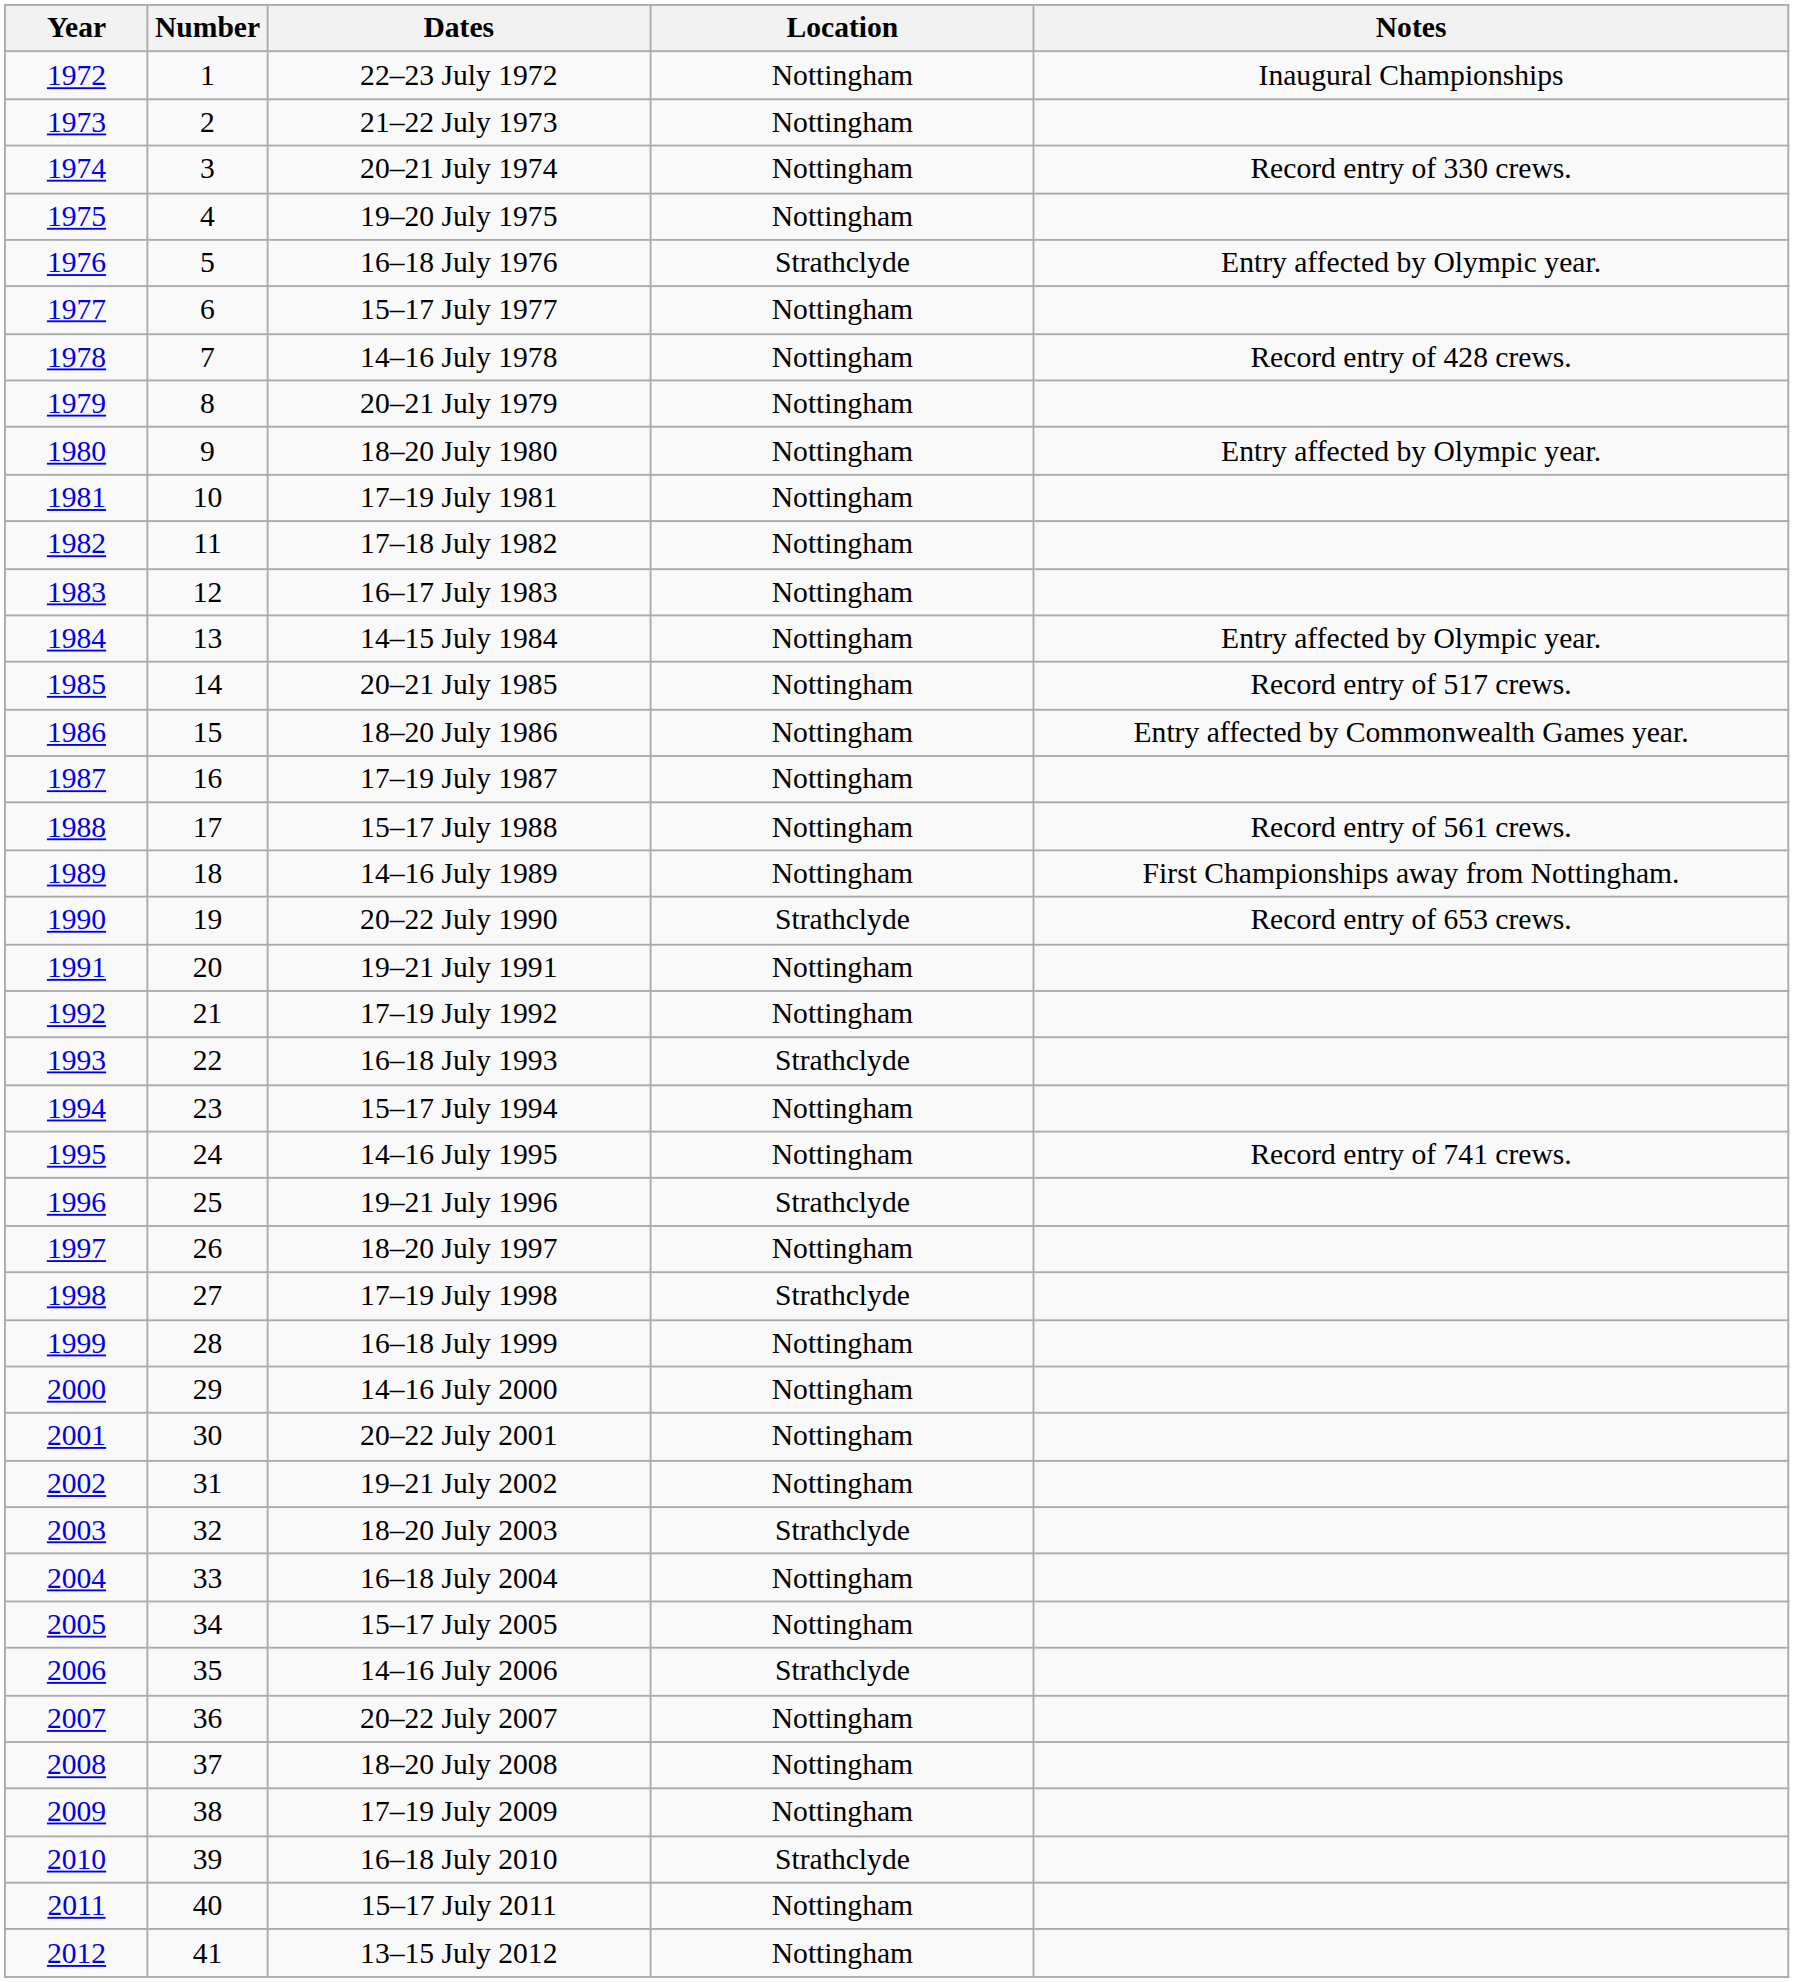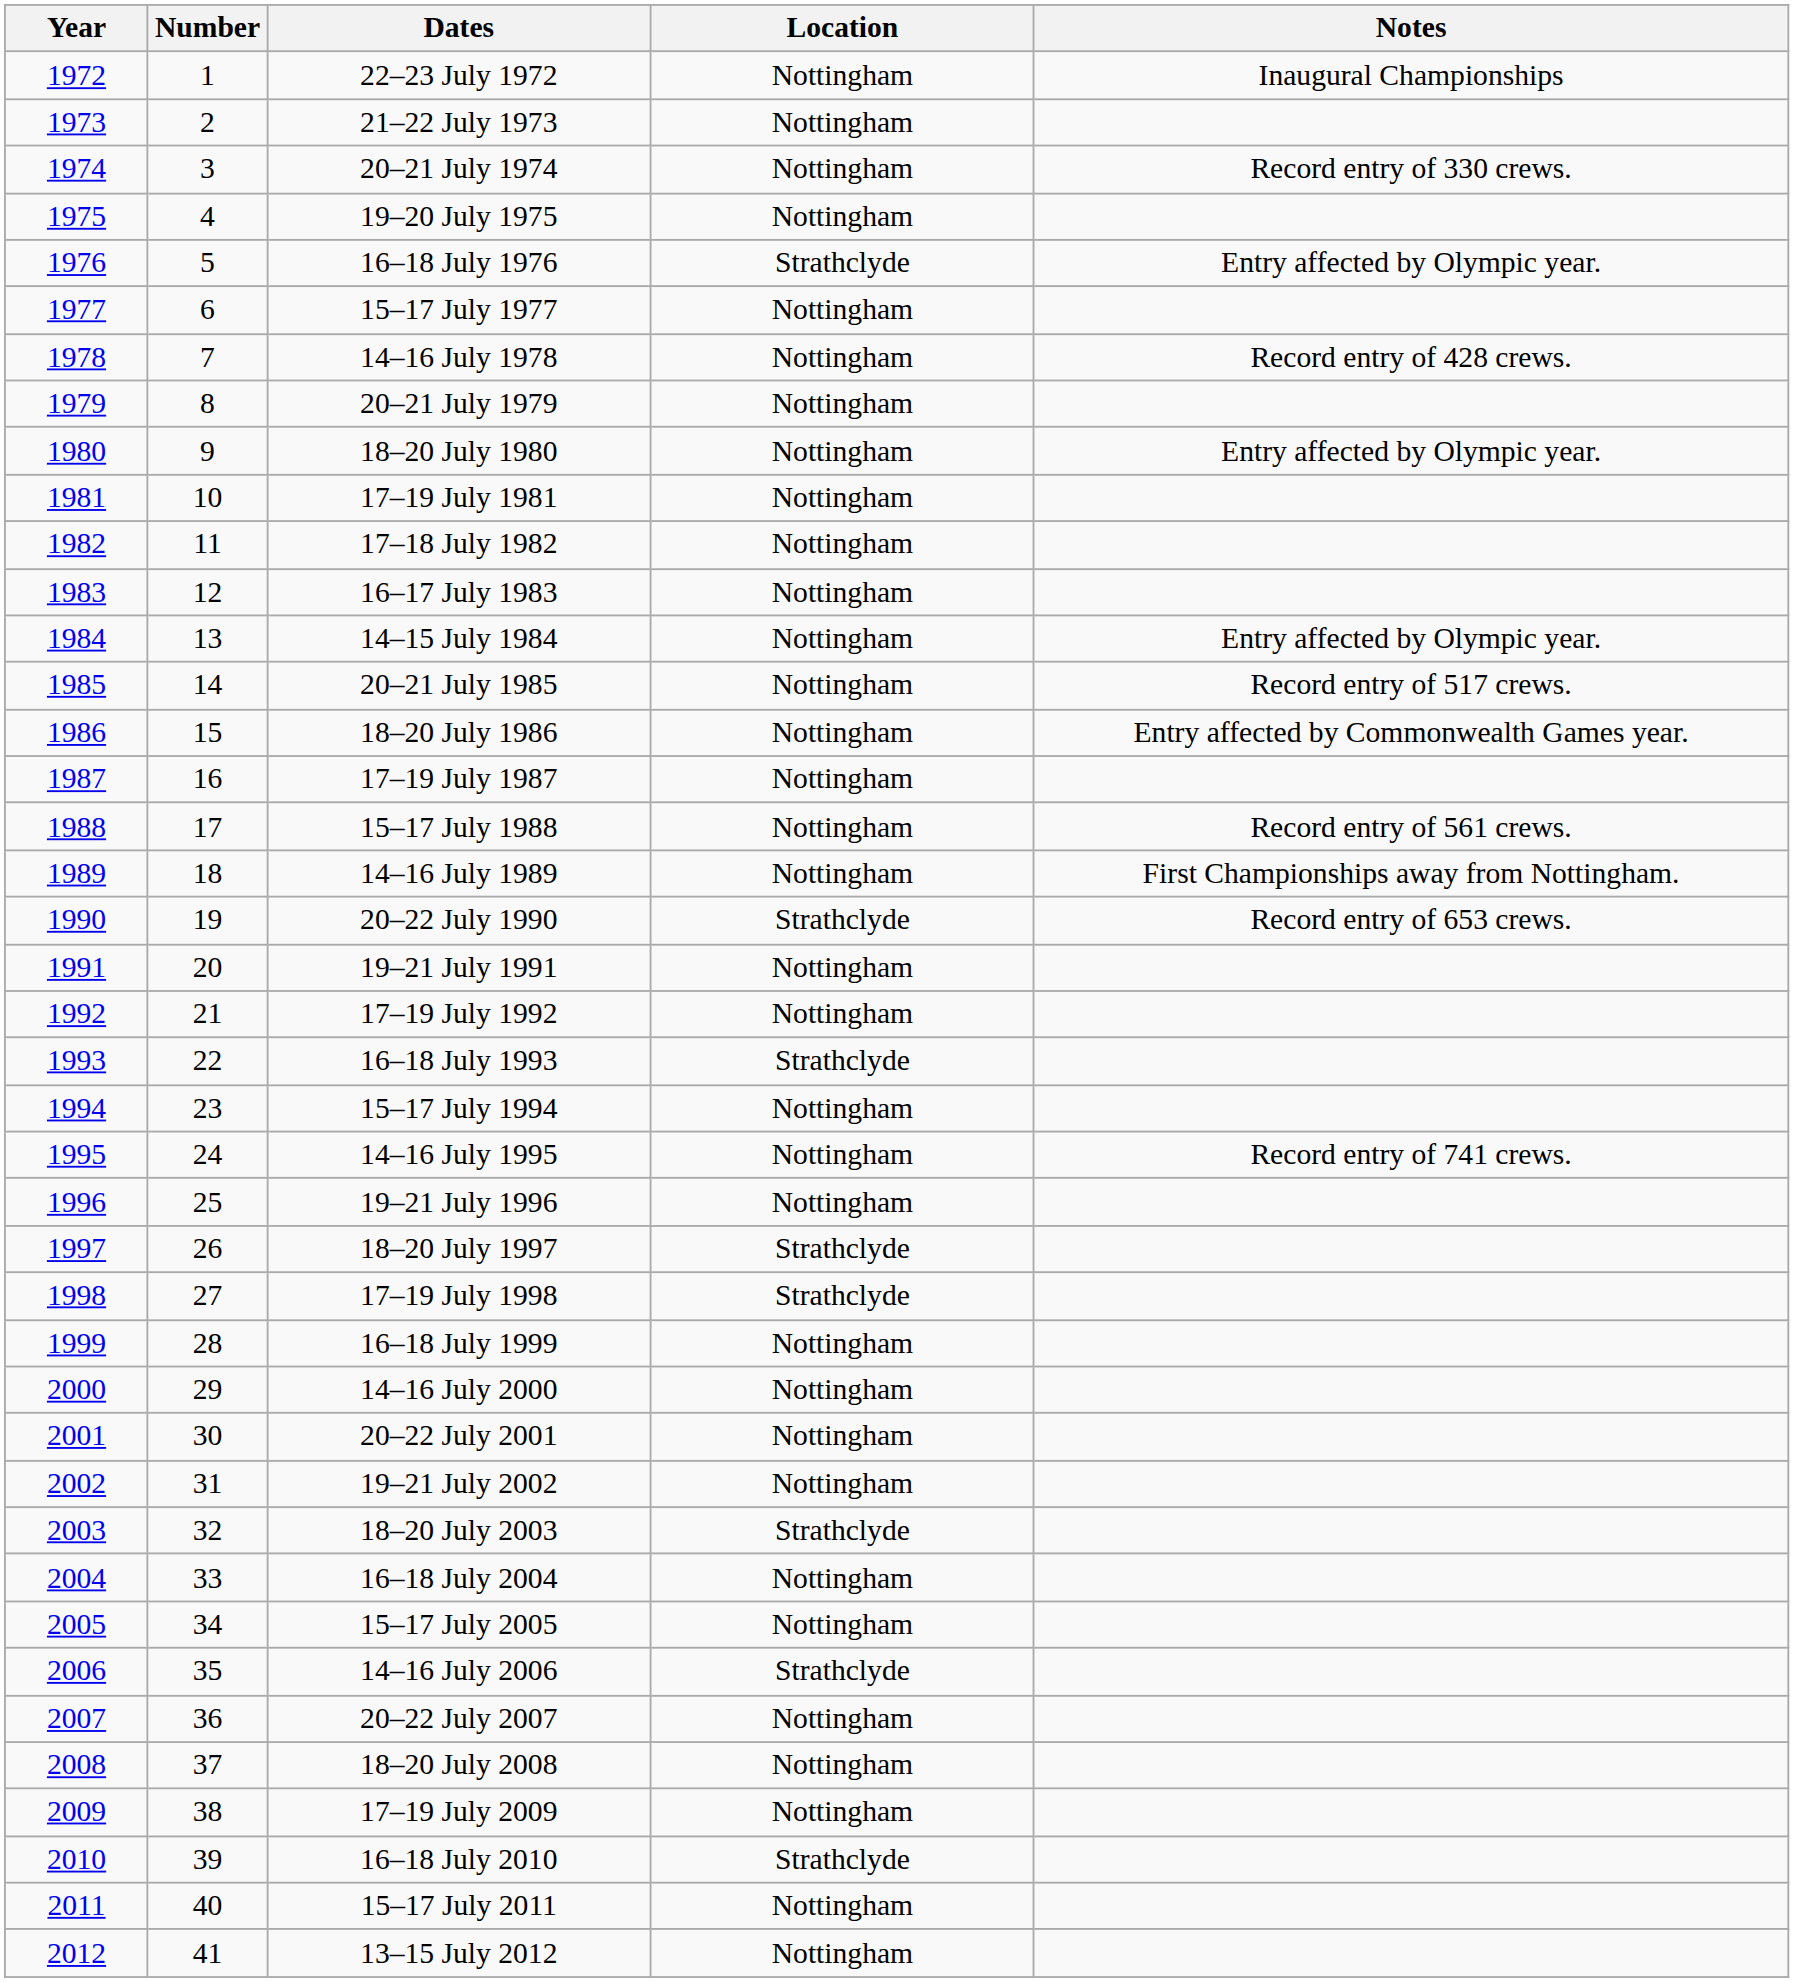(842, 1201) Strathclyde -> (842, 1201) Nottingham
(842, 1248) Nottingham -> (842, 1248) Strathclyde
